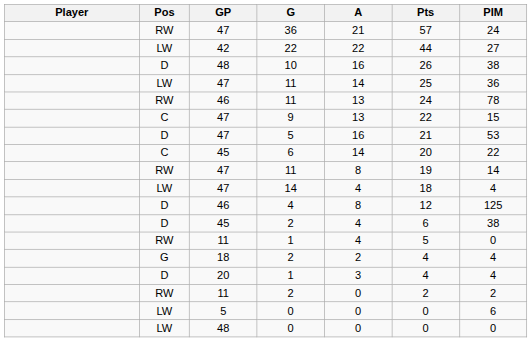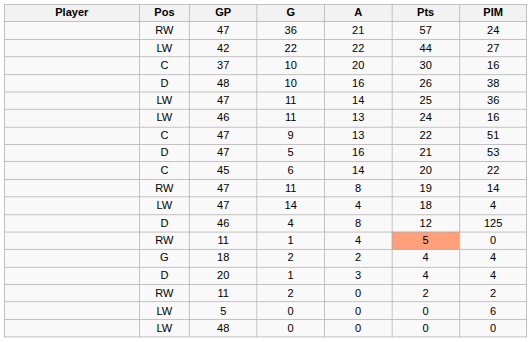+ row: (223, 65)
(164, 100) RW -> (164, 118) LW
(493, 100) 78 -> (493, 118) 16
(493, 118) 15 -> (493, 135) 51
- row: (223, 223)
(426, 240) no background -> (426, 240) lightsalmon background
